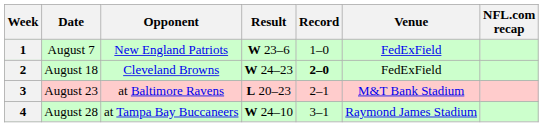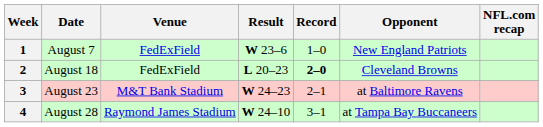columns swapped: (171, 22) <-> (411, 22)
(269, 70) W 24–23 -> (266, 70) L 20–23
(269, 91) L 20–23 -> (266, 91) W 24–23
